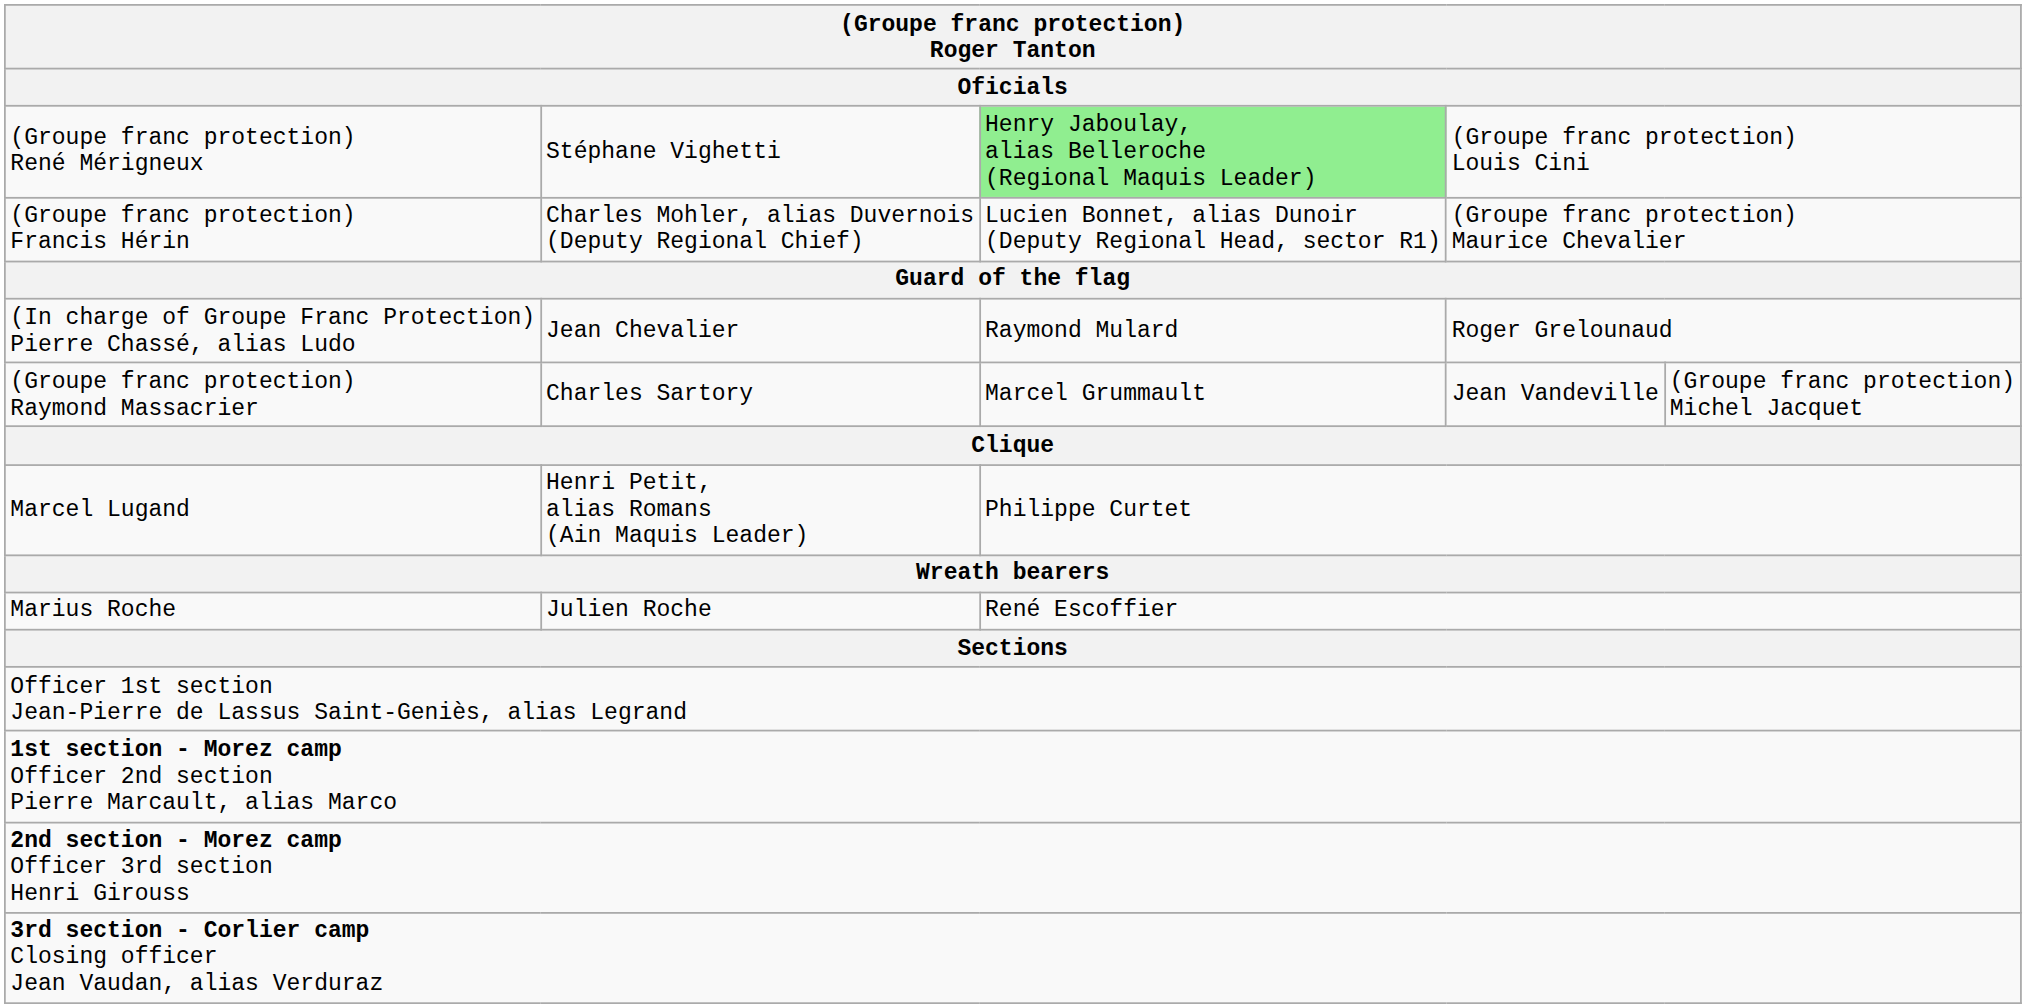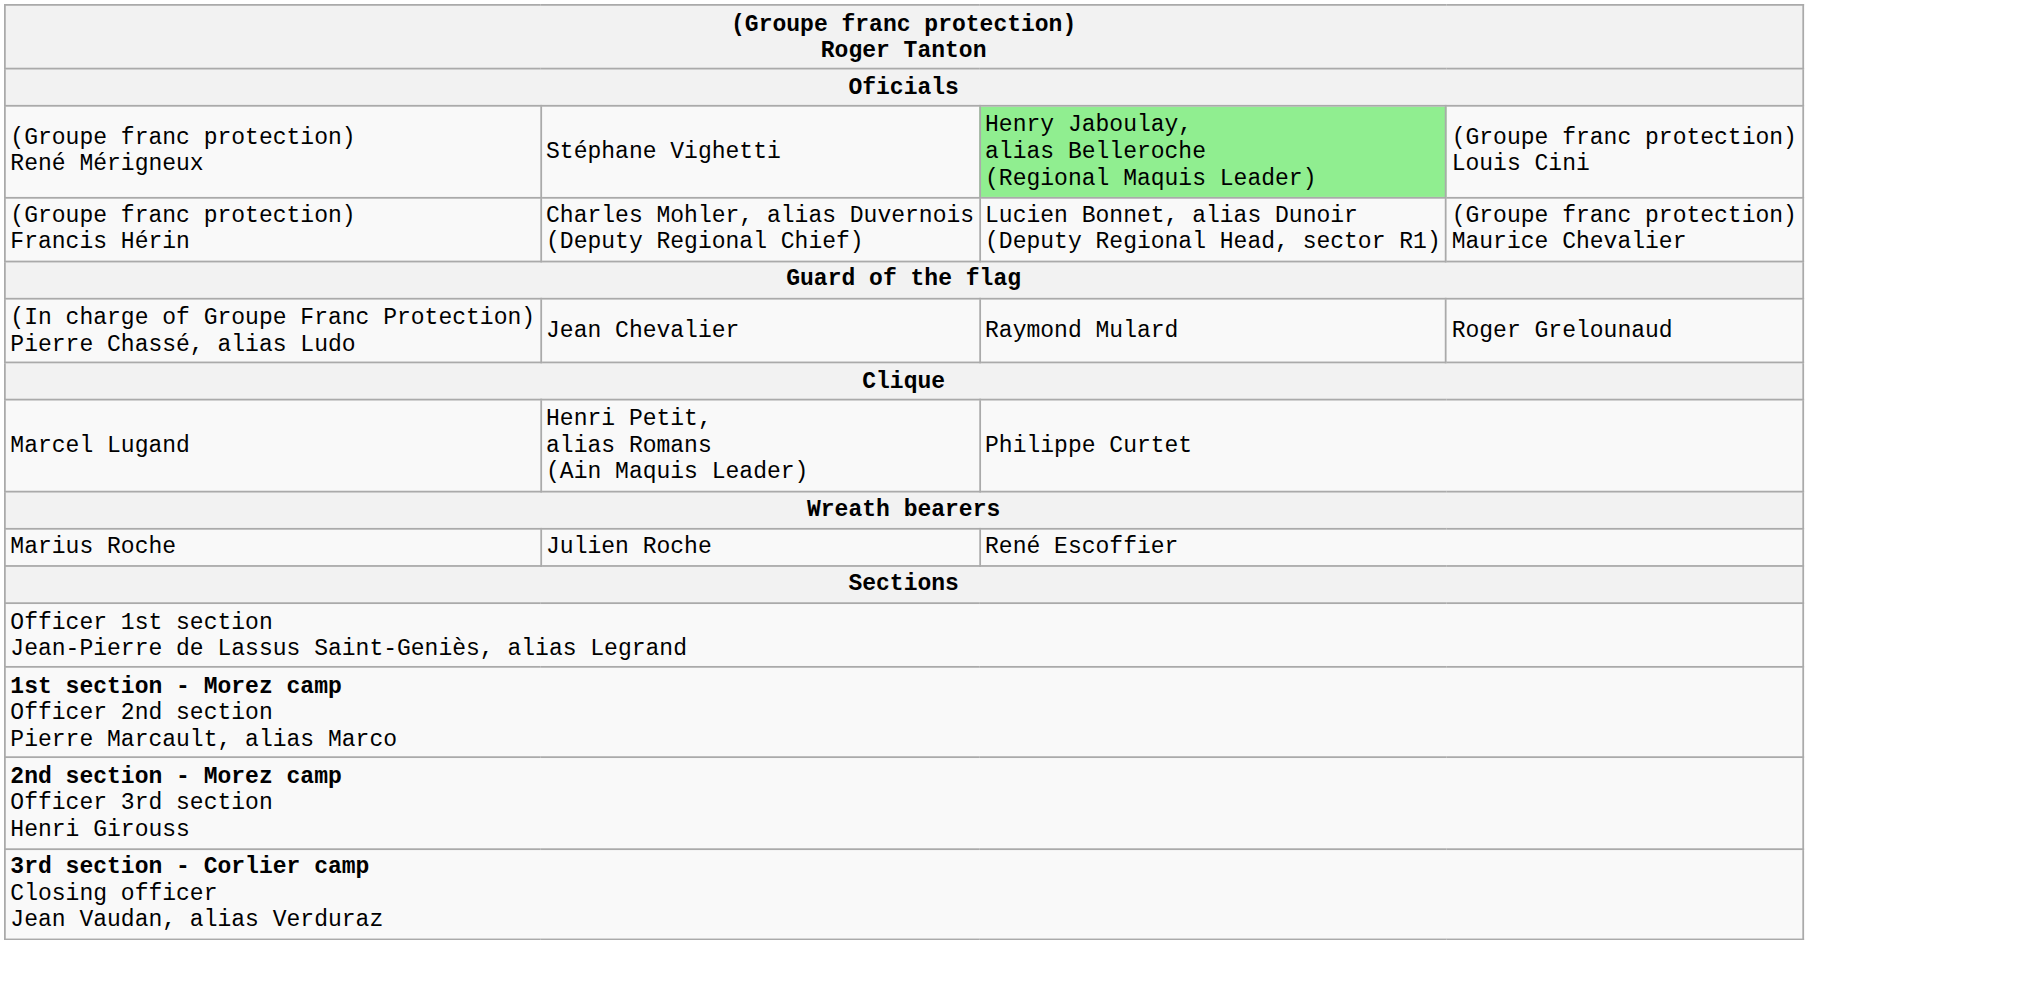- row: (183, 395)
